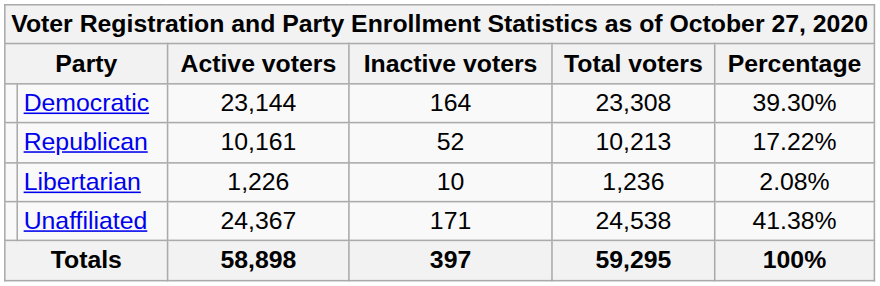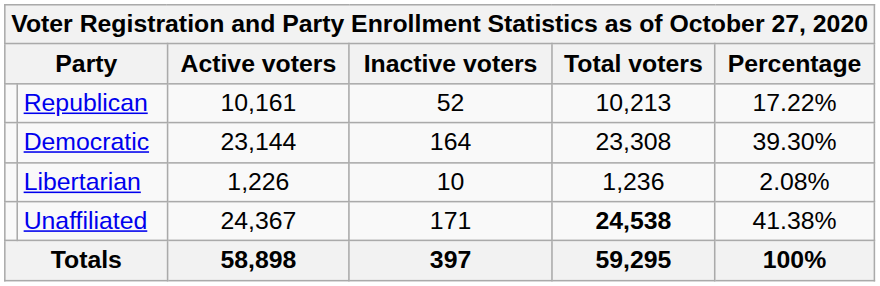rows swapped: (86, 142) <-> (86, 102)
(633, 220) normal -> (633, 220) bold
